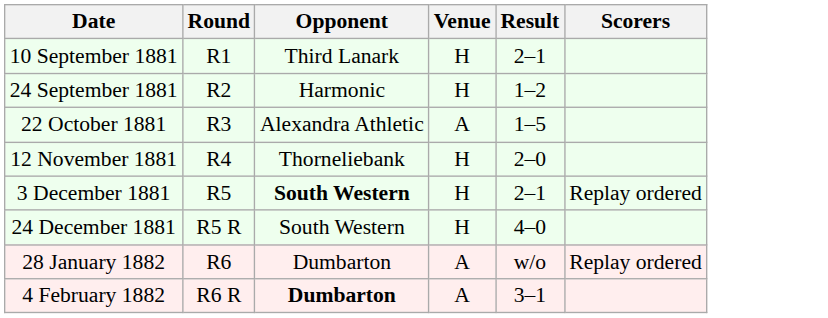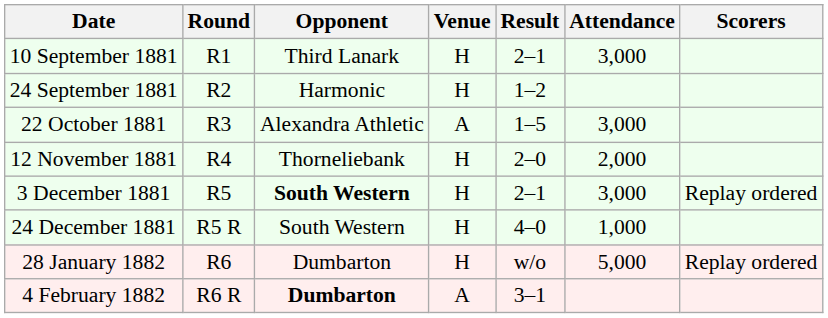+ column: (622, 21)
(462, 261) A -> (462, 261) H
